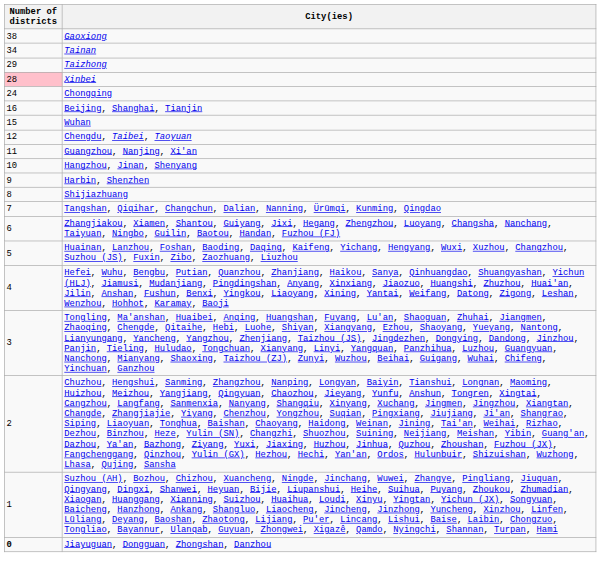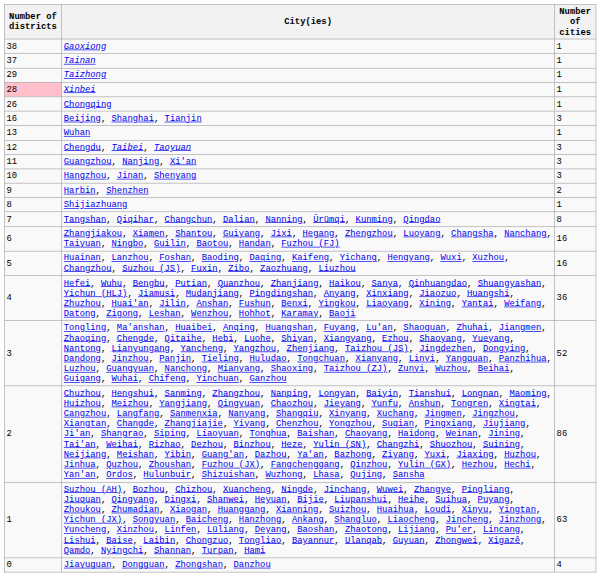+ column: (575, 22)
(12, 51) 34 -> (12, 61) 37
(12, 94) 24 -> (12, 104) 26
(12, 123) 15 -> (12, 133) 13
(9, 544) bold -> (9, 565) normal
